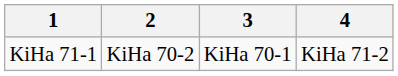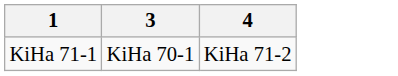- column: (150, 20)
